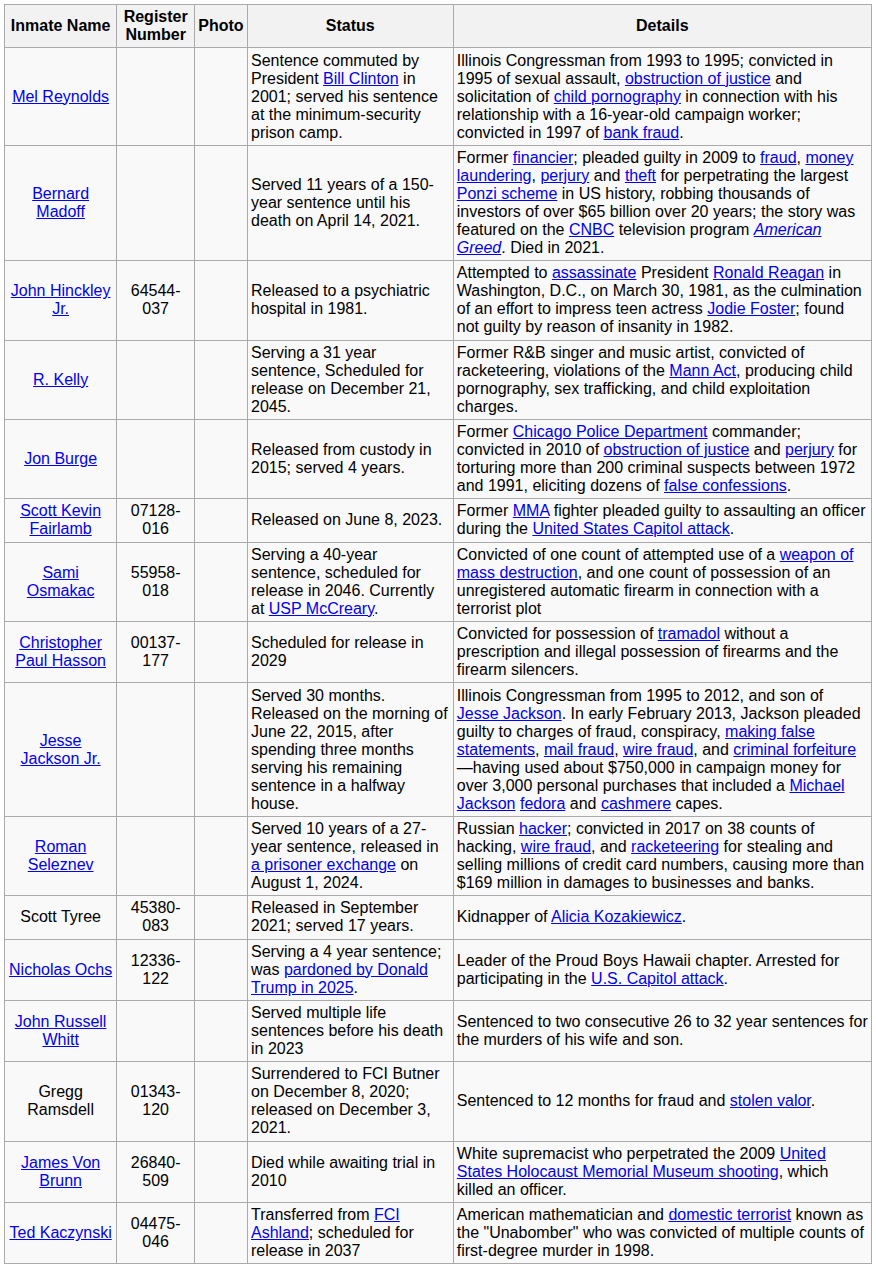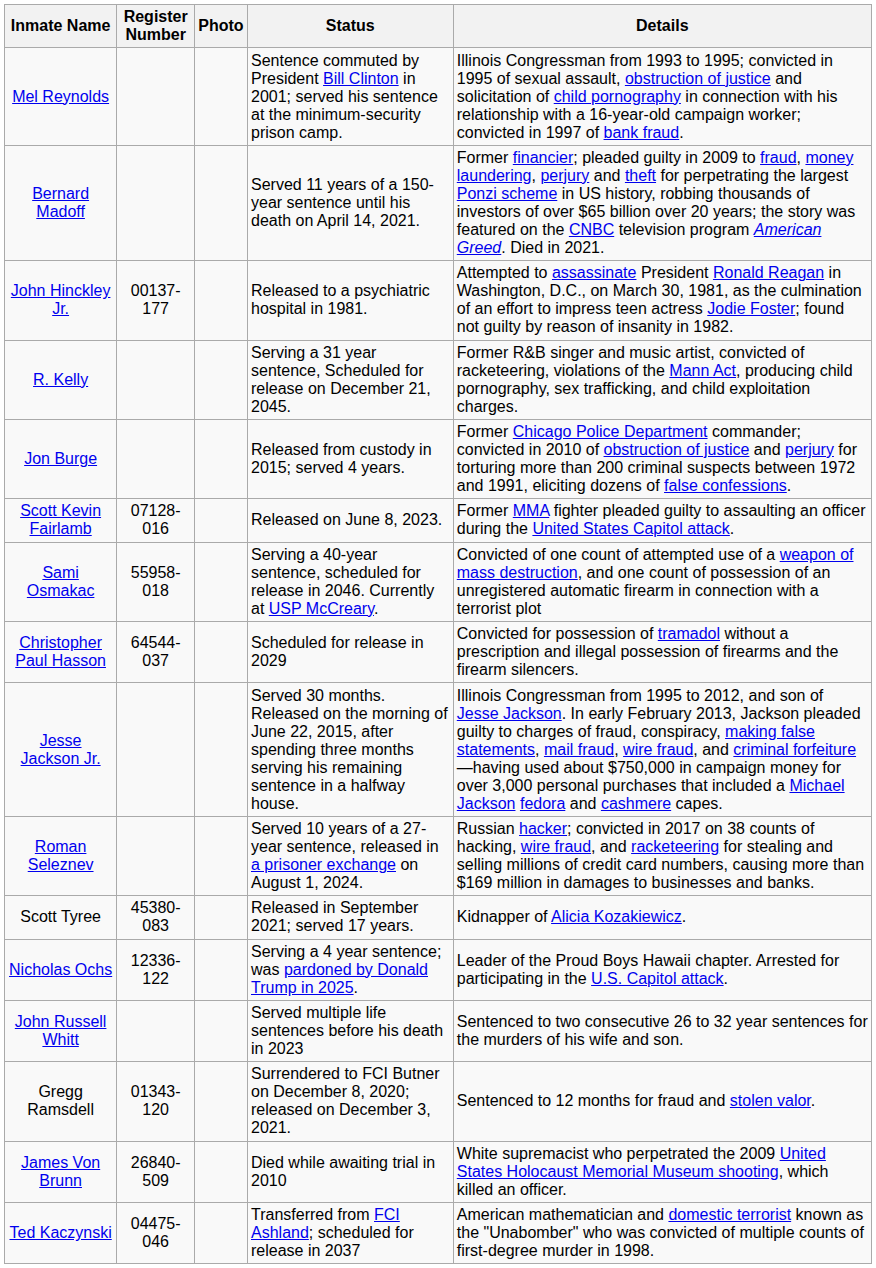(156, 300) 64544-037 -> (156, 300) 00137-177
(156, 652) 00137-177 -> (156, 652) 64544-037
